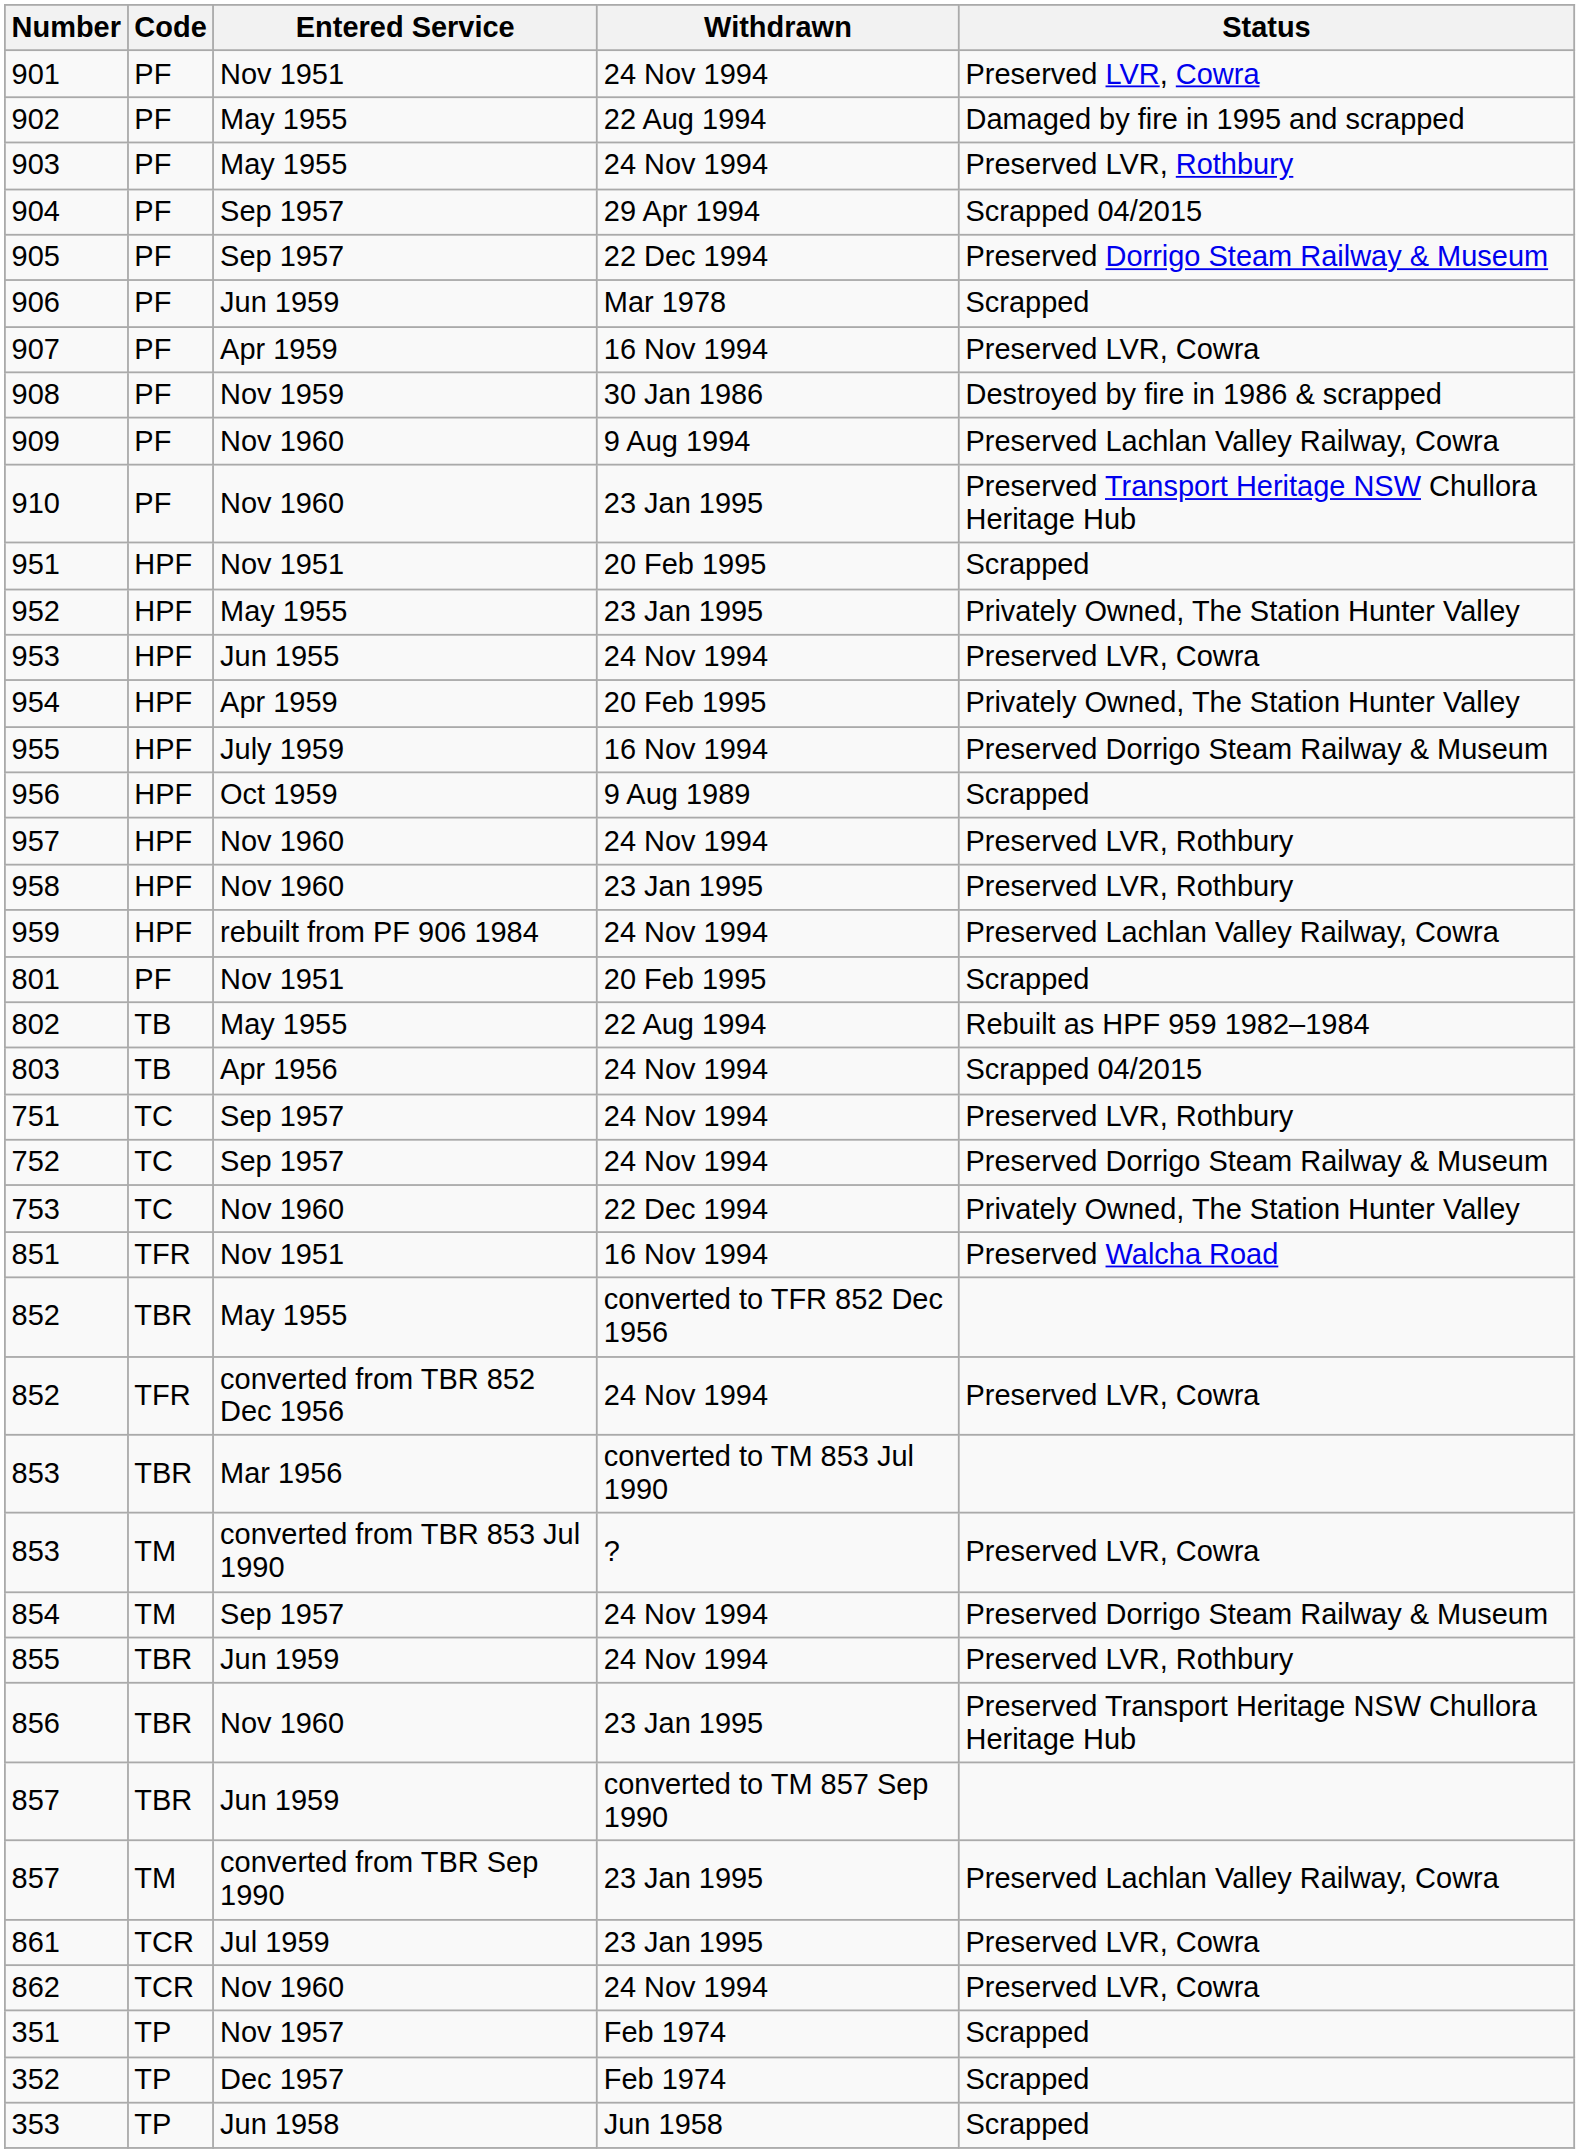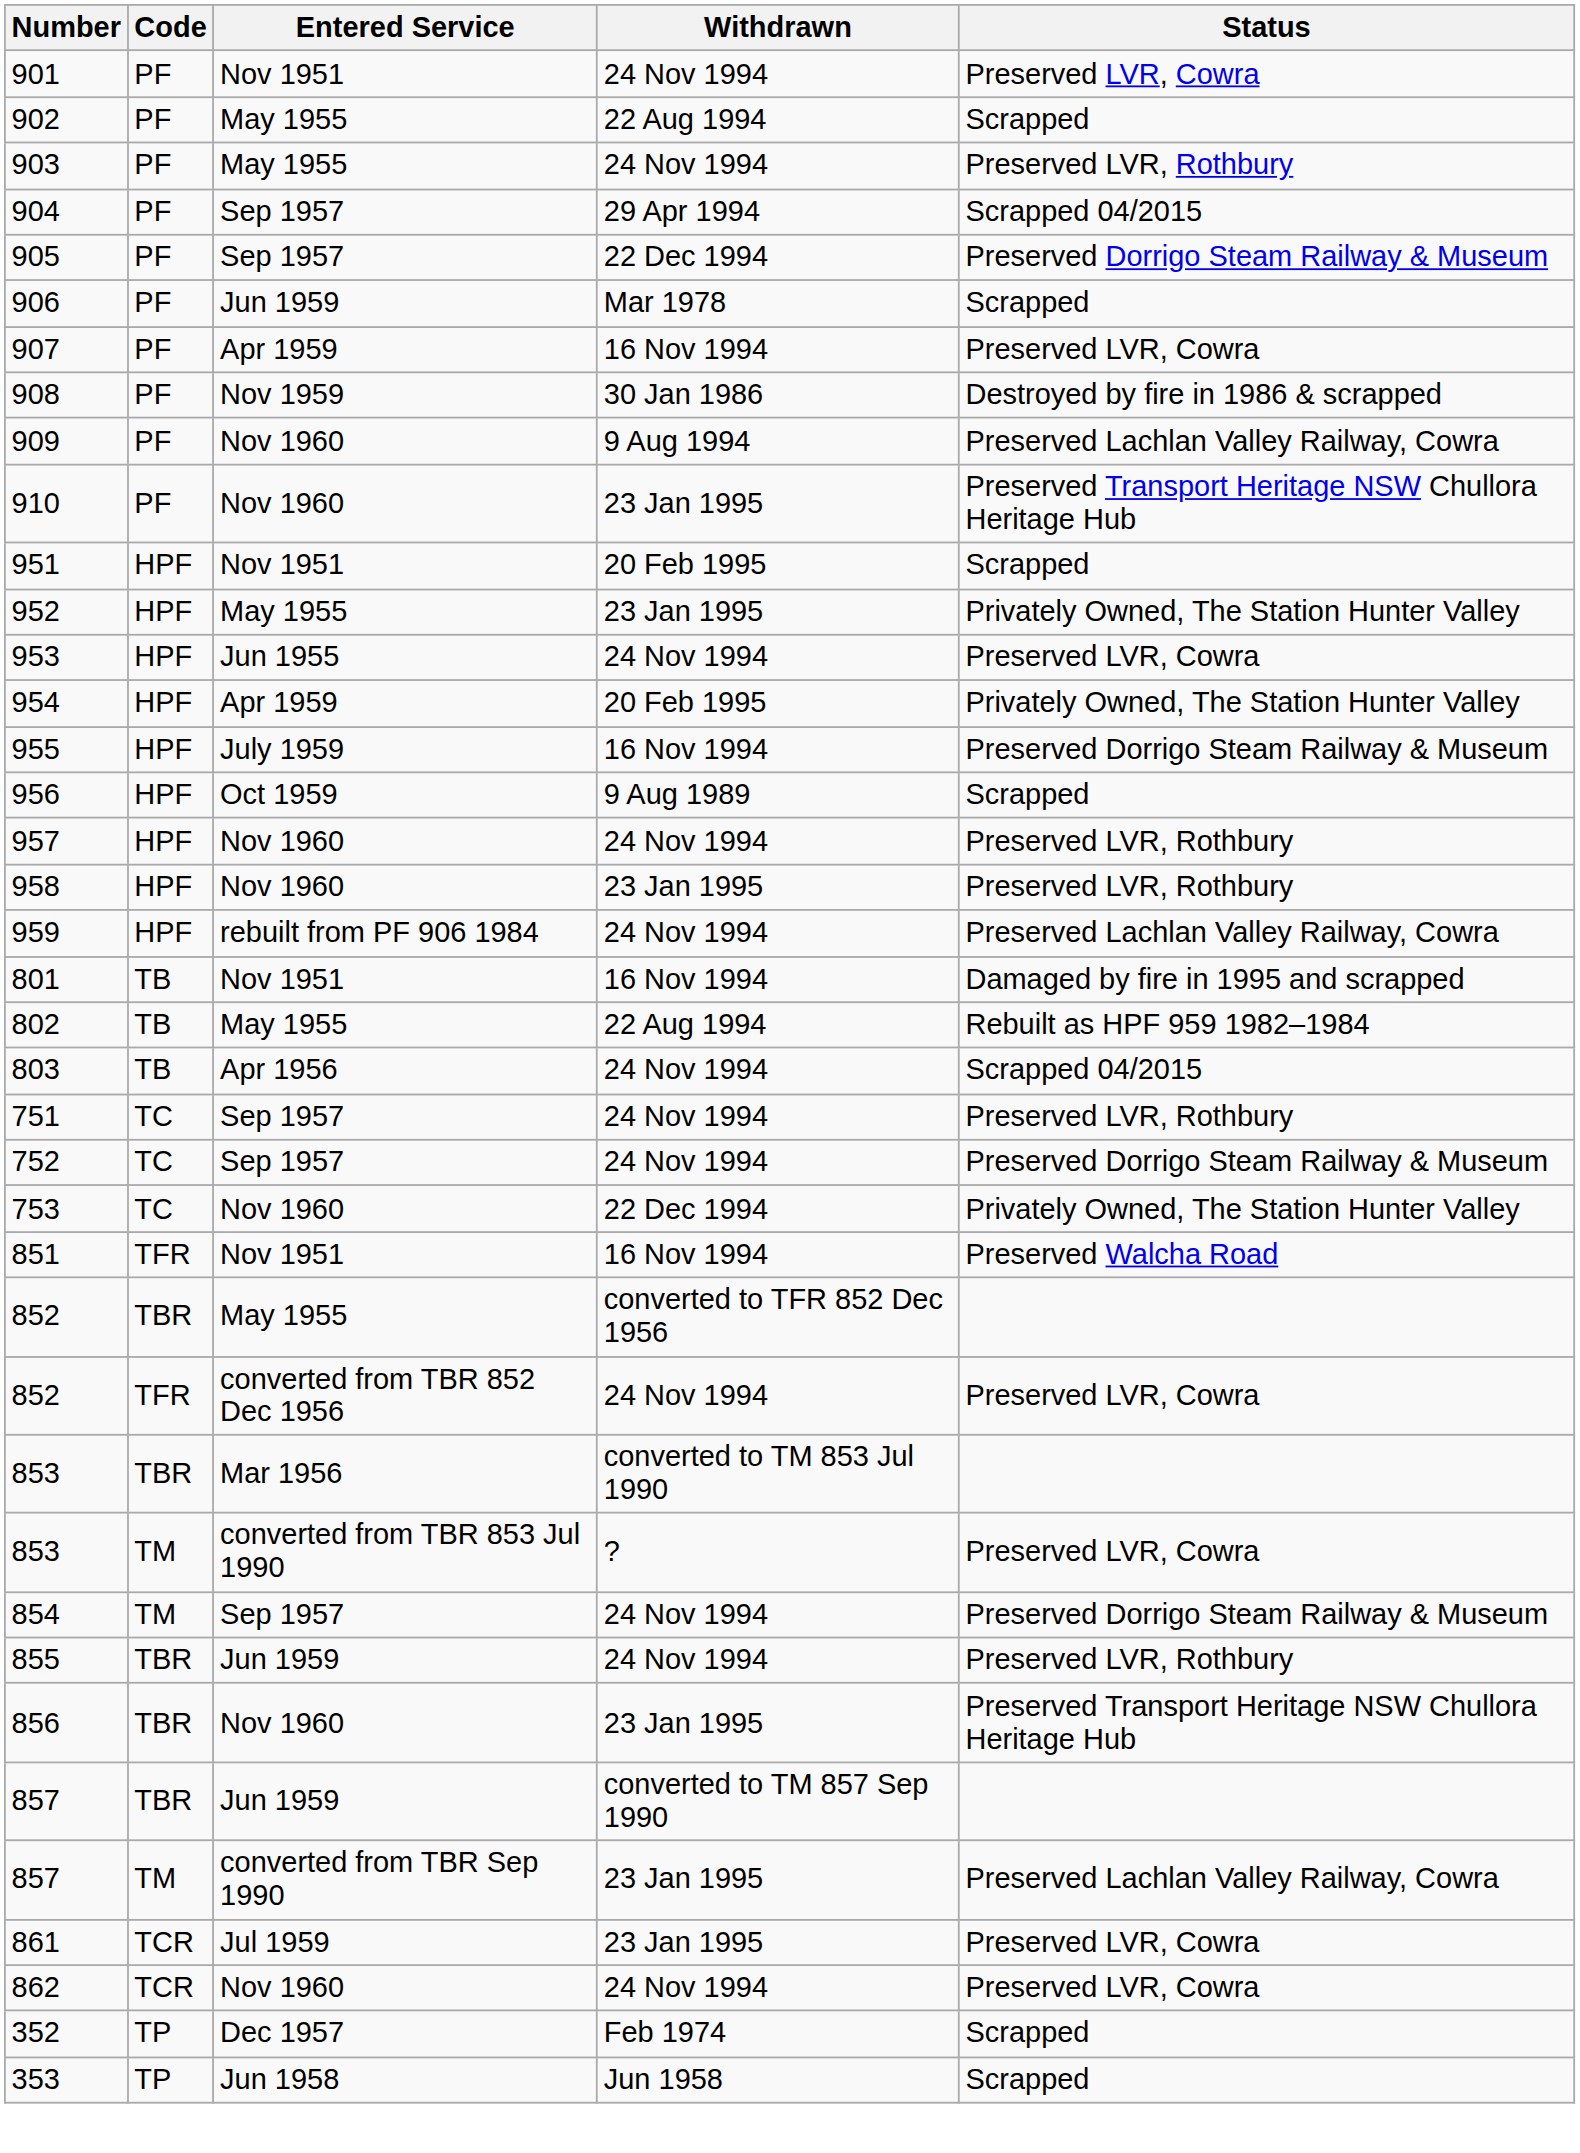(1215, 119) Damaged by fire in 1995 and scrapped -> (1027, 119) Scrapped
(153, 978) PF -> (153, 978) TB
(685, 978) 20 Feb 1995 -> (686, 978) 16 Nov 1994
(1027, 978) Scrapped -> (1215, 978) Damaged by fire in 1995 and scrapped
- row: (36, 2033)
